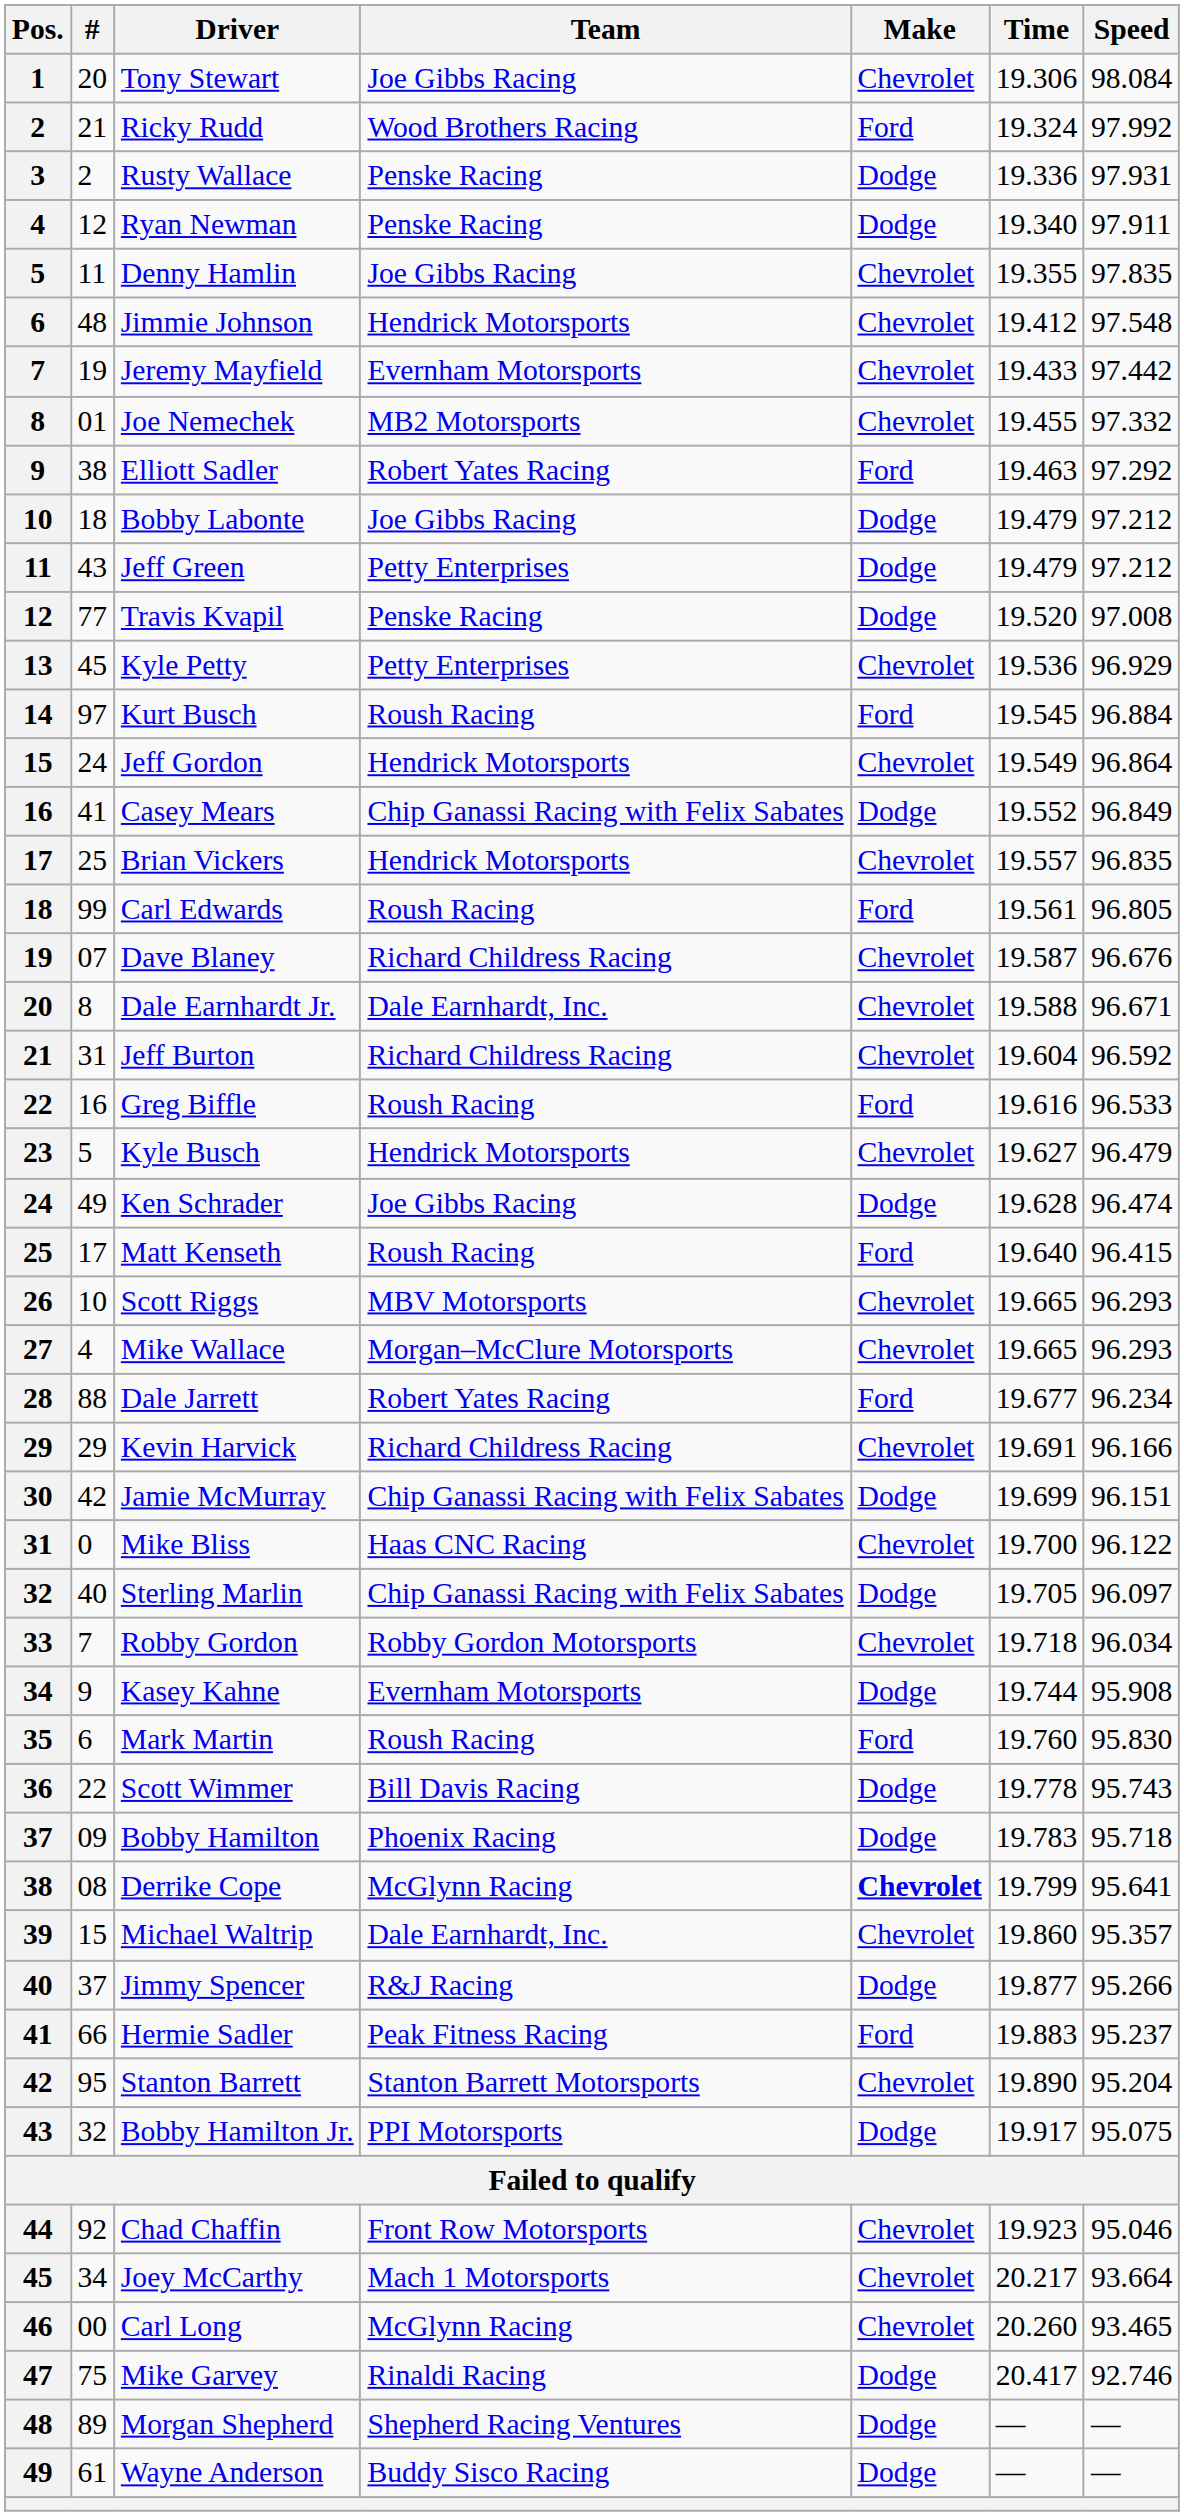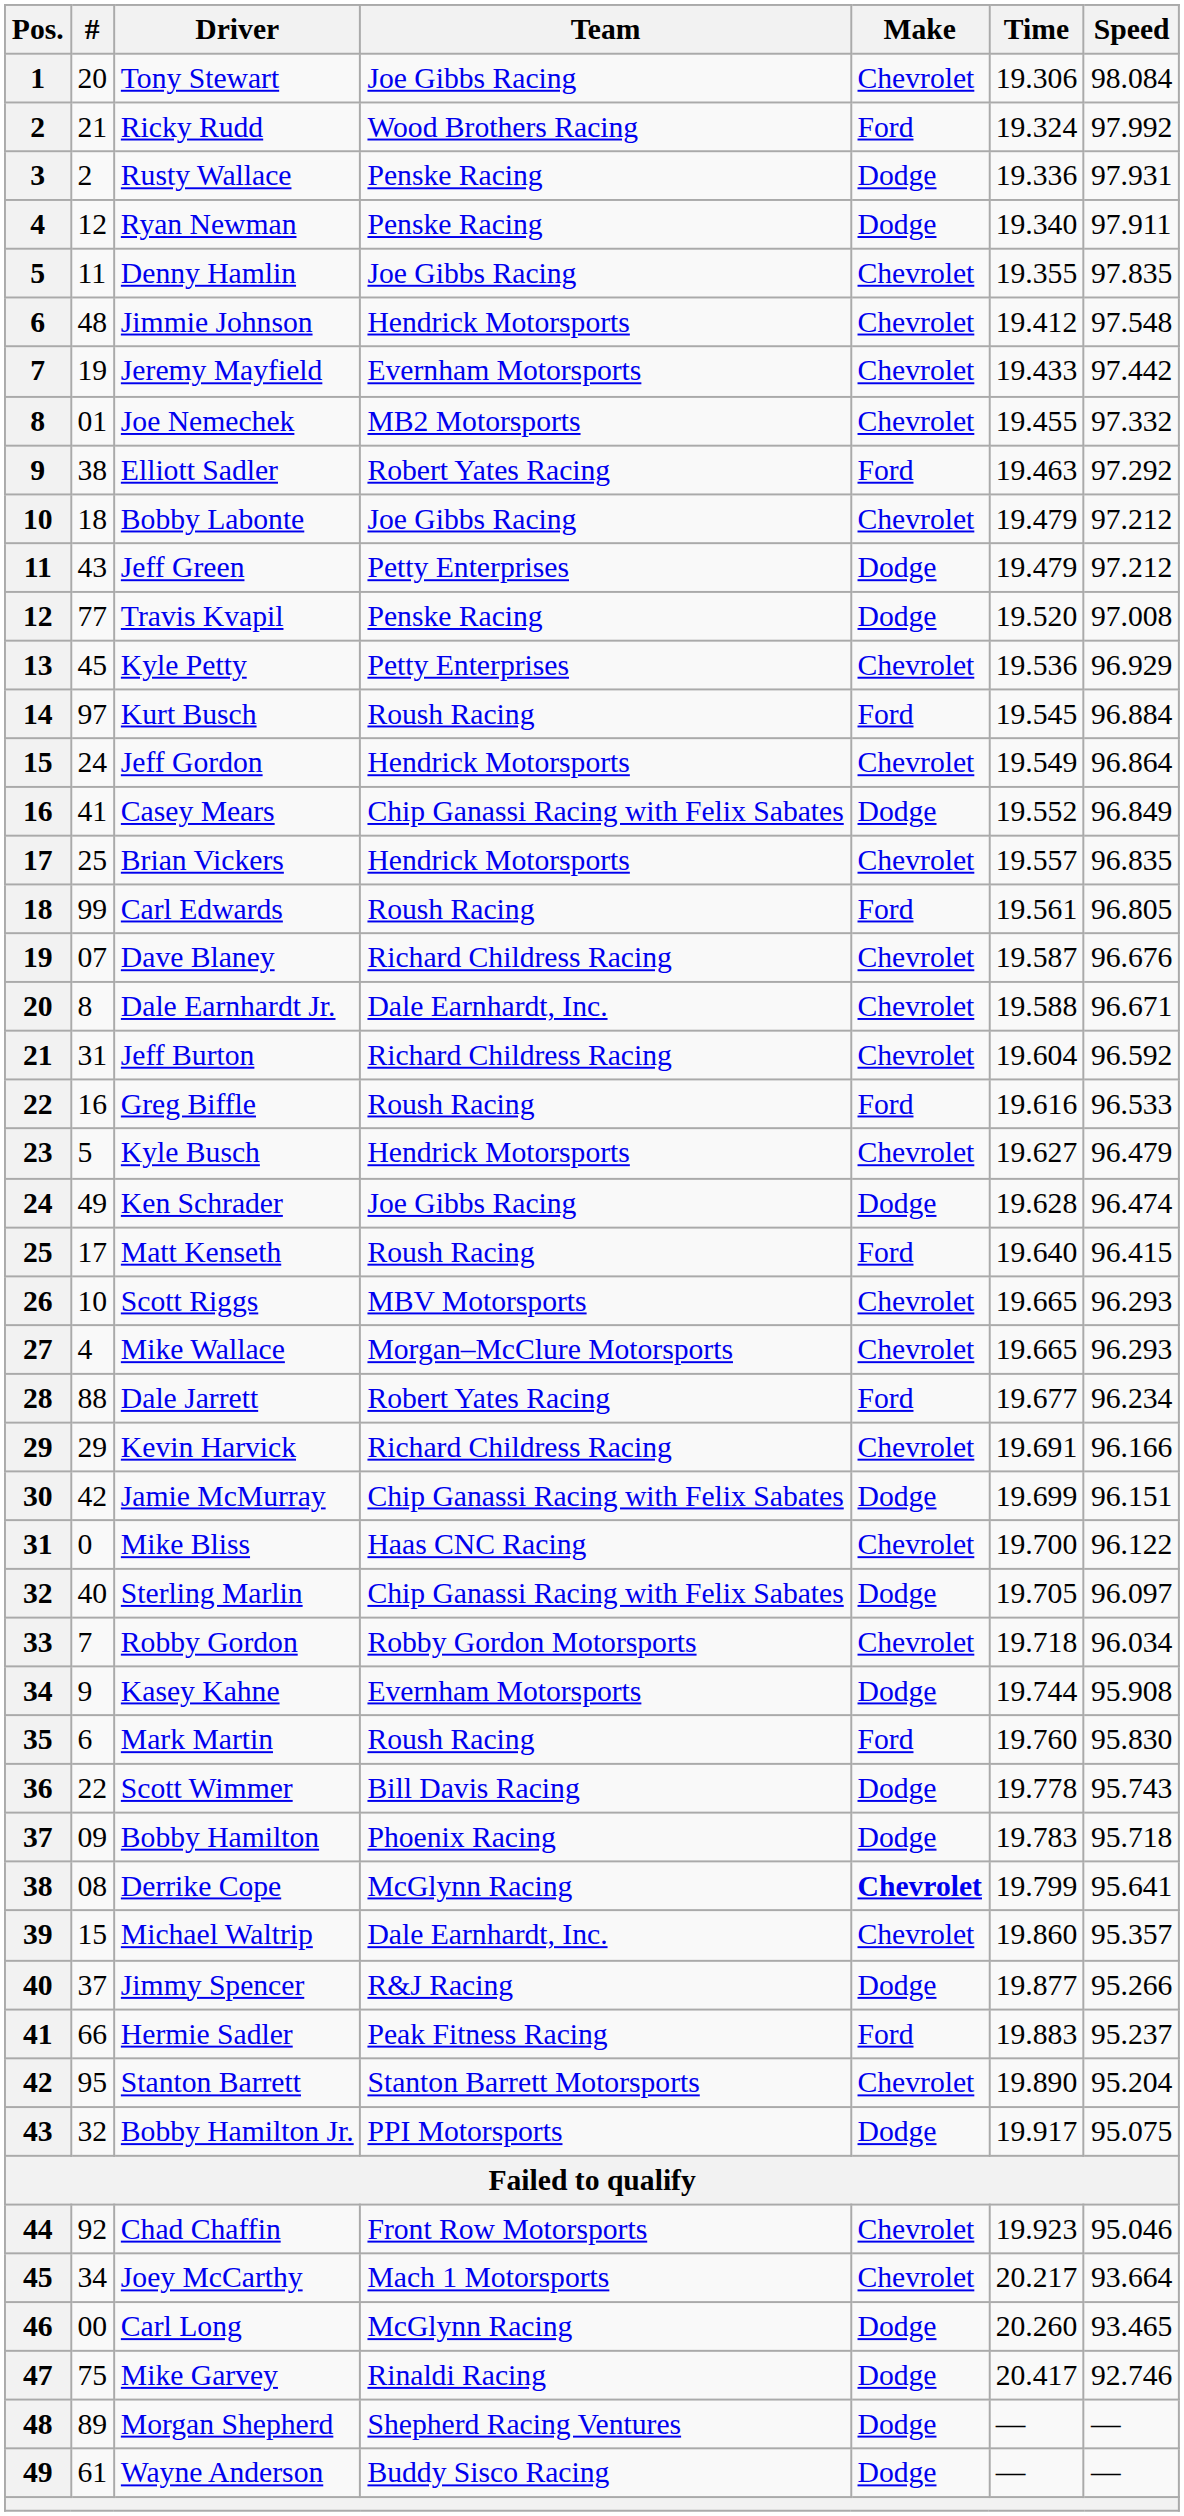(897, 517) Dodge -> (916, 517) Chevrolet
(916, 2326) Chevrolet -> (897, 2326) Dodge
